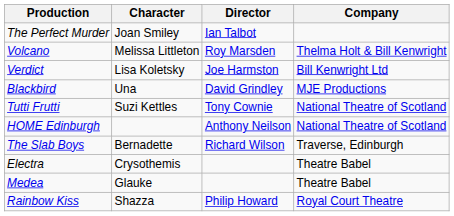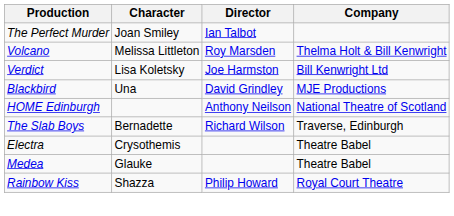- row: (33, 107)
